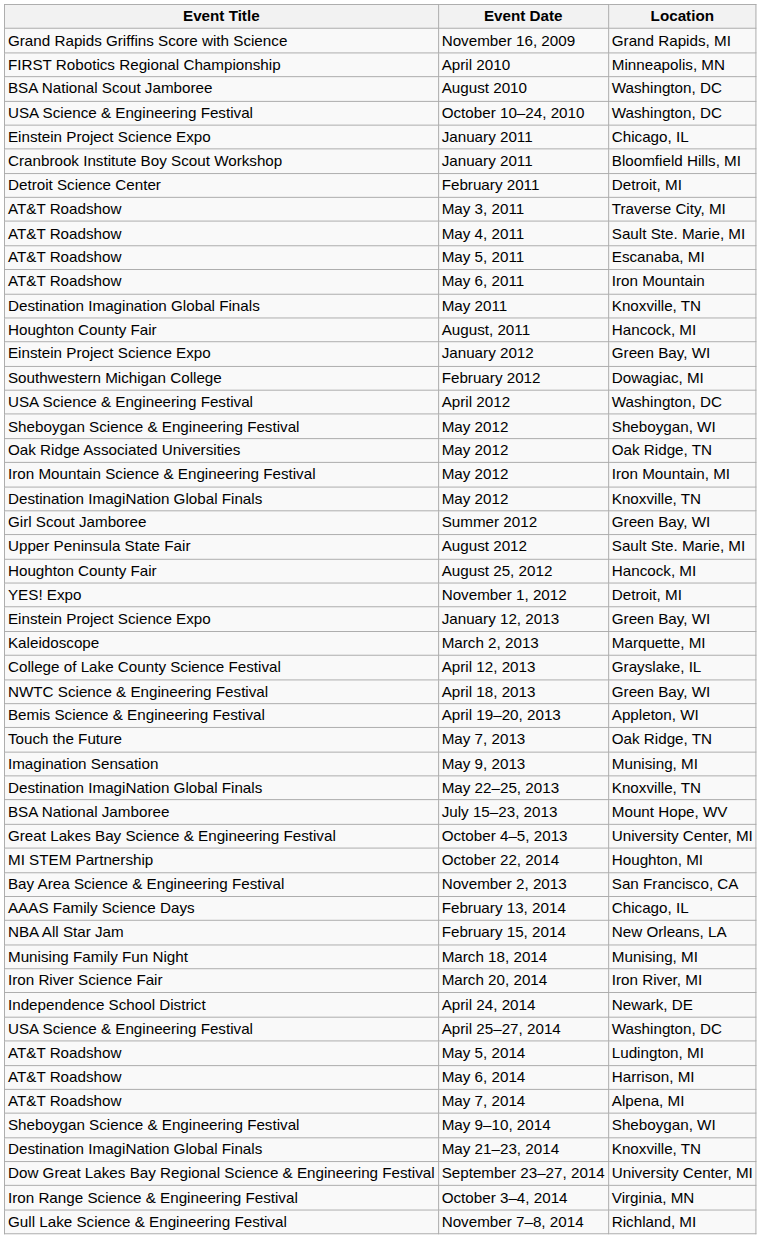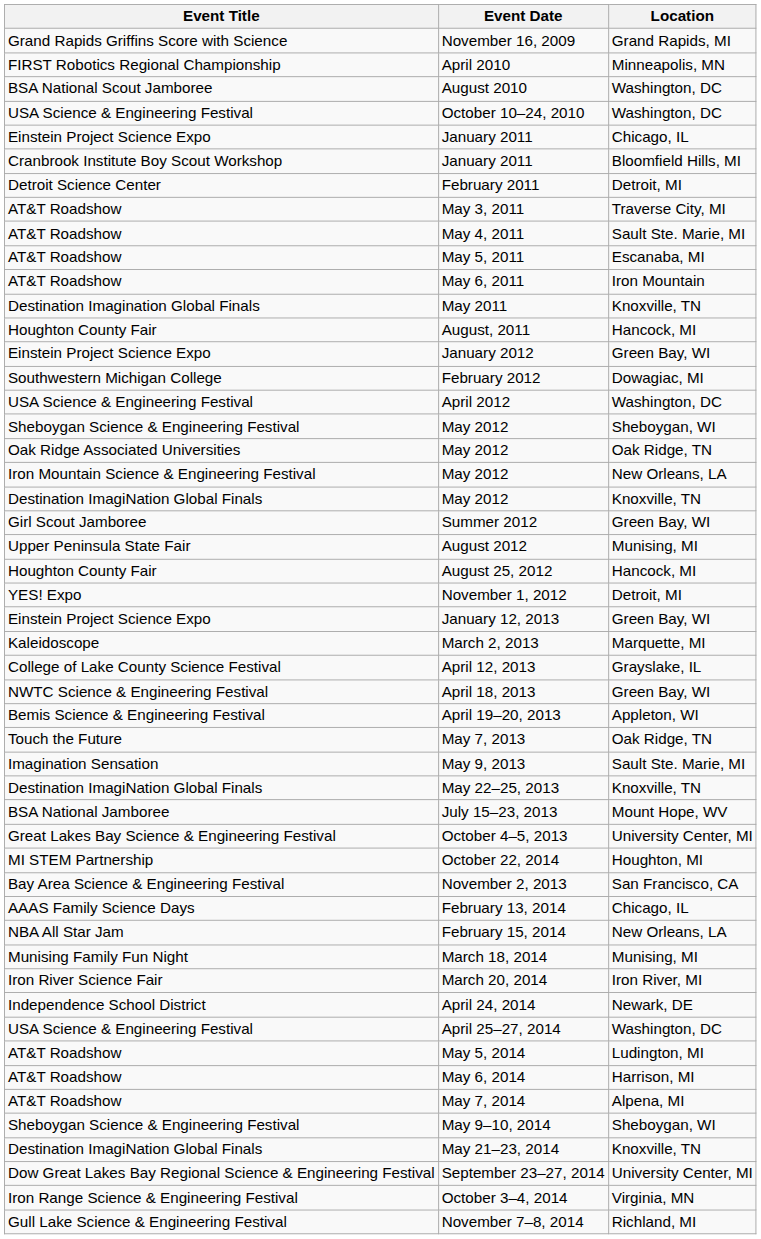(671, 474) Iron Mountain, MI -> (669, 474) New Orleans, LA
(678, 546) Sault Ste. Marie, MI -> (655, 546) Munising, MI
(655, 763) Munising, MI -> (678, 763) Sault Ste. Marie, MI
